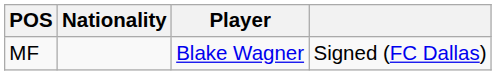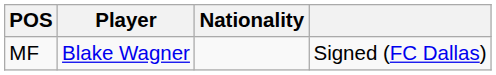columns swapped: (114, 20) <-> (240, 20)
